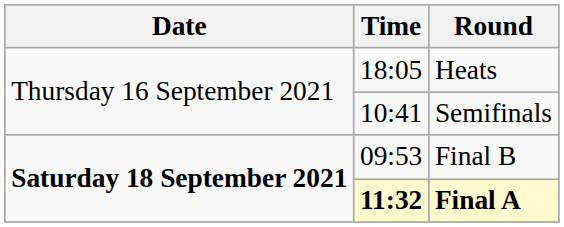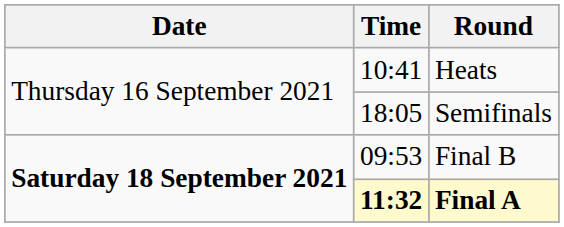(391, 69) 18:05 -> (391, 69) 10:41
(391, 112) 10:41 -> (391, 112) 18:05
